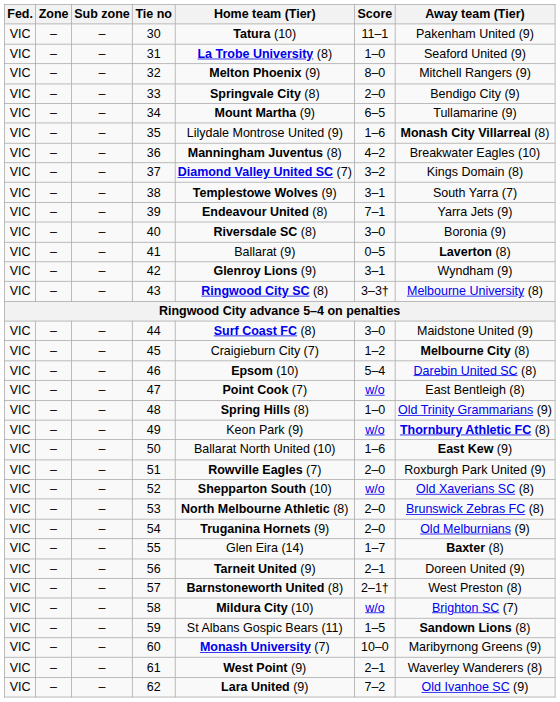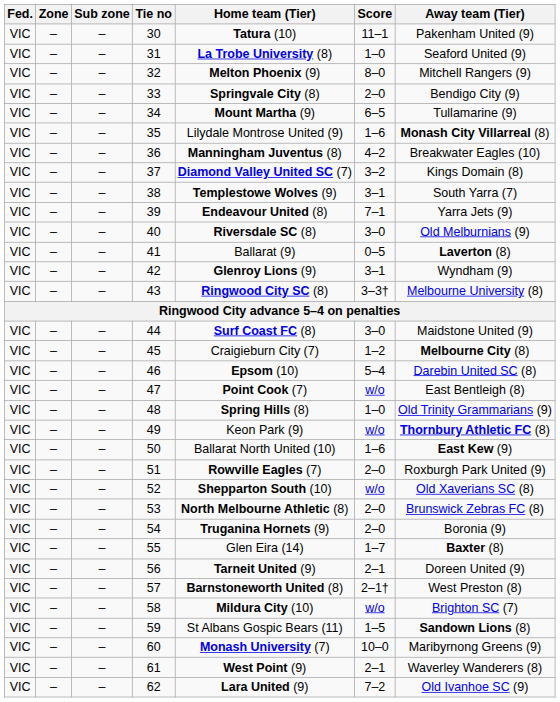(475, 232) Boronia (9) -> (475, 232) Old Melburnians (9)
(475, 529) Old Melburnians (9) -> (475, 529) Boronia (9)
